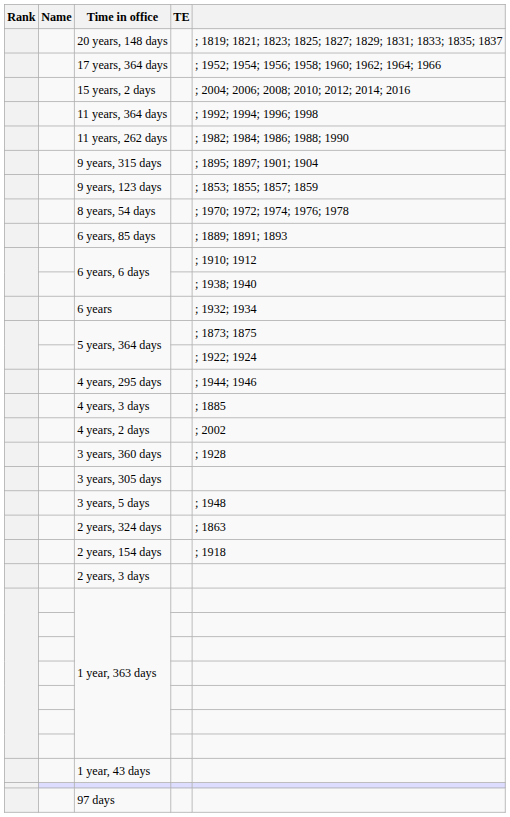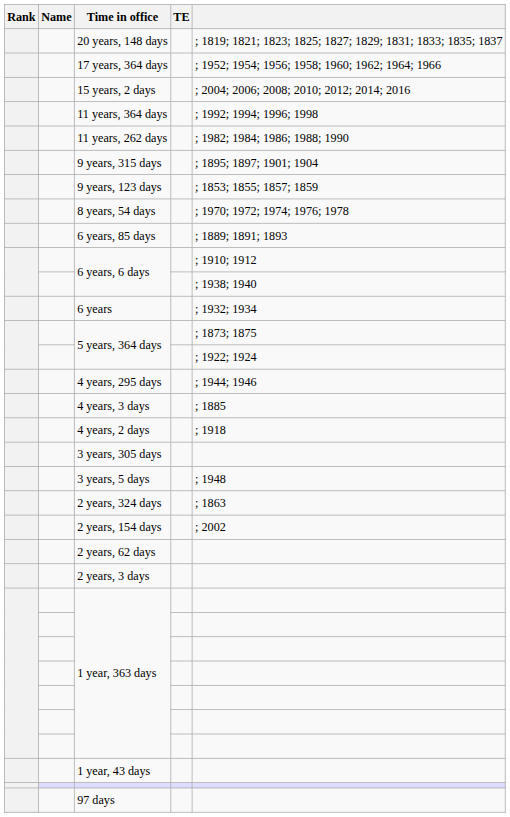(210, 430) ; 2002 -> (210, 430) ; 1918
- row: (21, 454)
(210, 551) ; 1918 -> (210, 527) ; 2002
+ row: (21, 552)
